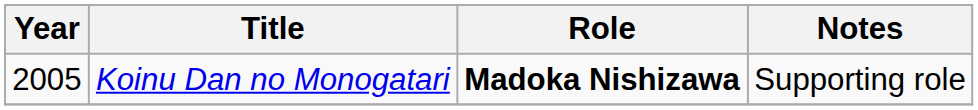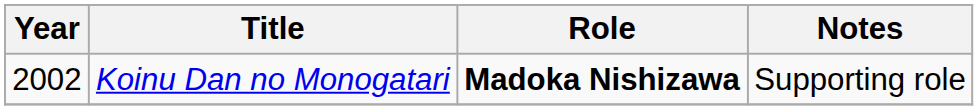(47, 78) 2005 -> (47, 78) 2002
